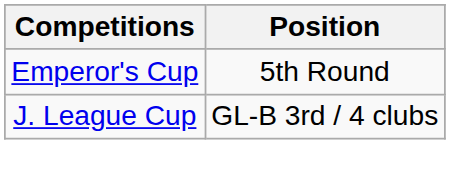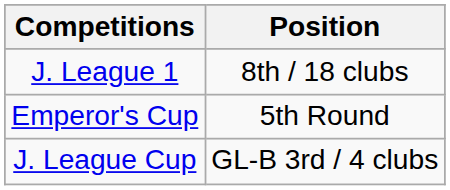+ row: (105, 71)
